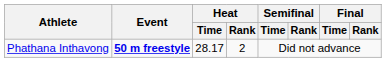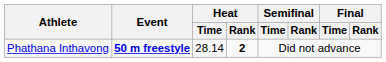(210, 49) 28.17 -> (210, 49) 28.14
(242, 49) normal -> (242, 49) bold
